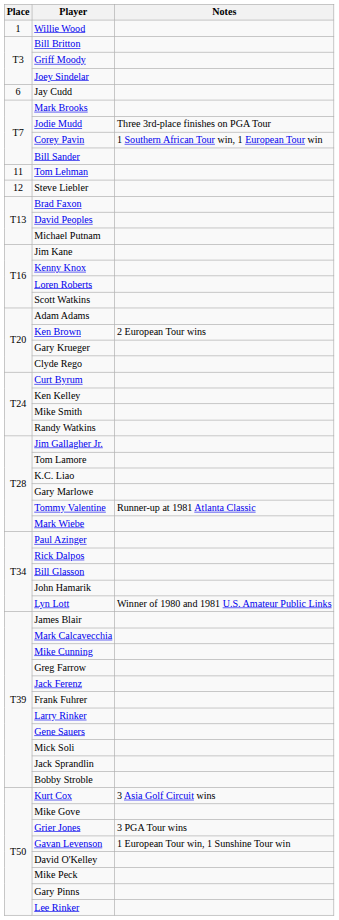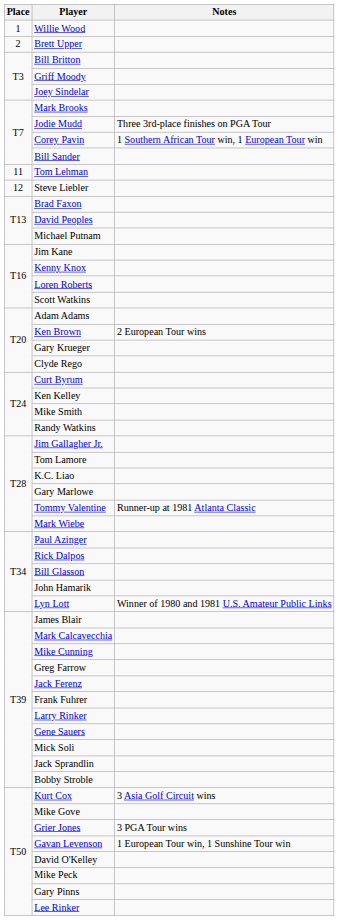+ row: (58, 44)
- row: (53, 92)
